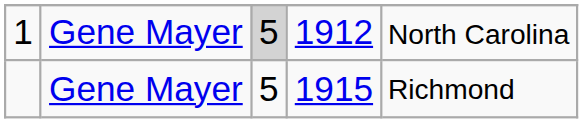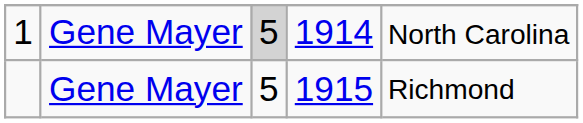(334, 32) 1912 -> (334, 32) 1914
